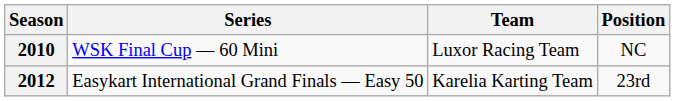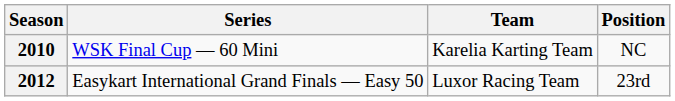(506, 49) Luxor Racing Team -> (513, 49) Karelia Karting Team
(513, 80) Karelia Karting Team -> (506, 80) Luxor Racing Team
